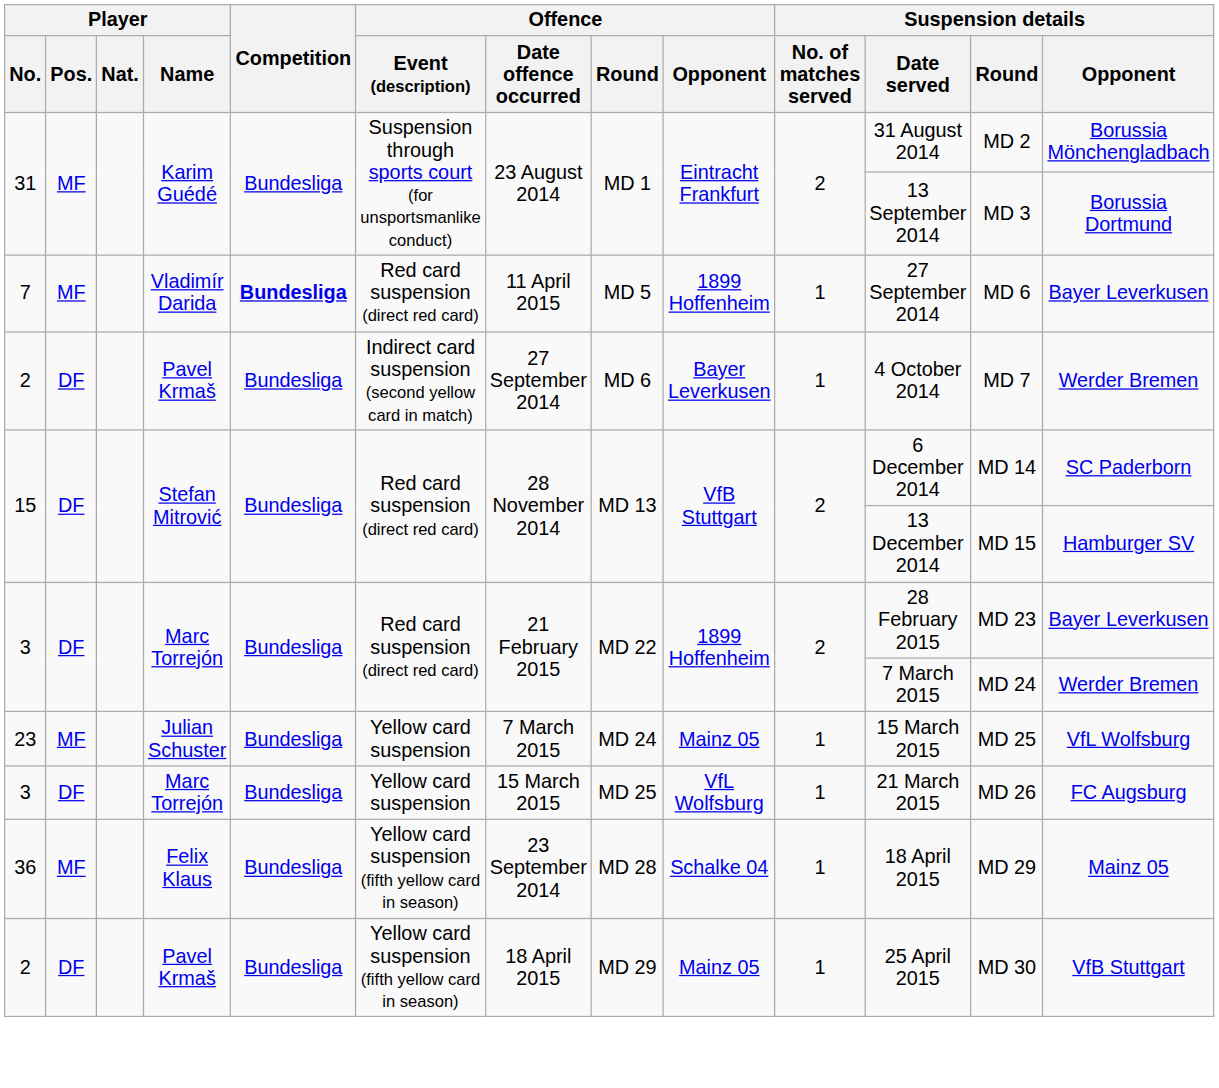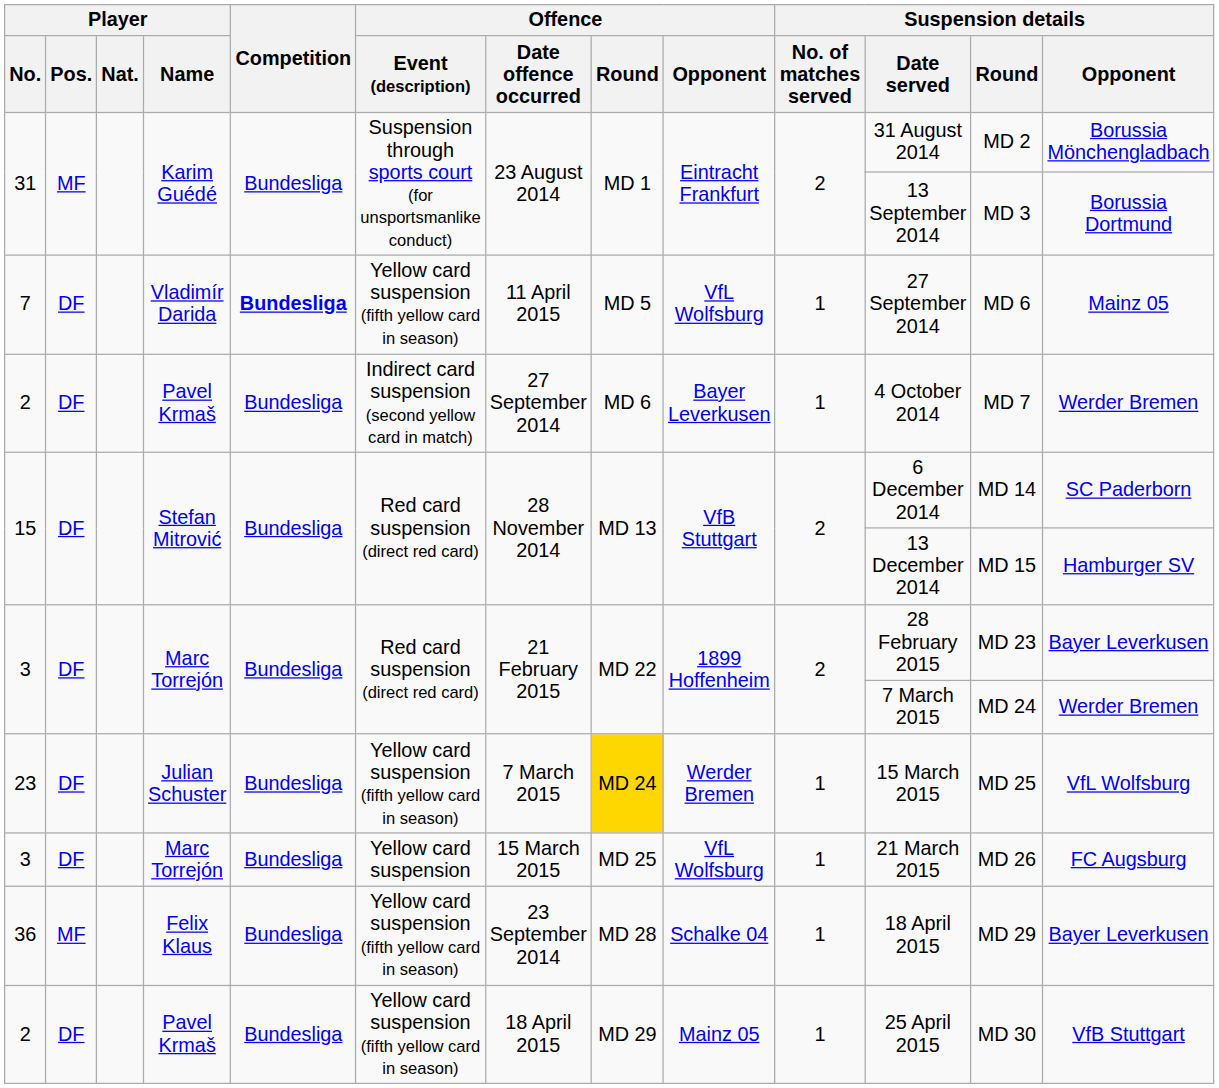(71, 293) MF -> (71, 304) DF
(420, 293) Red card suspension (direct red card) -> (420, 304) Yellow card suspension (fifth yellow card in season)
(719, 293) 1899 Hoffenheim -> (719, 304) VfL Wolfsburg
(1129, 293) Bayer Leverkusen -> (1129, 304) Mainz 05
(71, 738) MF -> (71, 783) DF
(420, 738) Yellow card suspension -> (420, 783) Yellow card suspension (fifth yellow card in season)
(627, 738) no background -> (627, 783) gold background
(719, 738) Mainz 05 -> (719, 783) Werder Bremen
(1129, 868) Mainz 05 -> (1129, 935) Bayer Leverkusen
